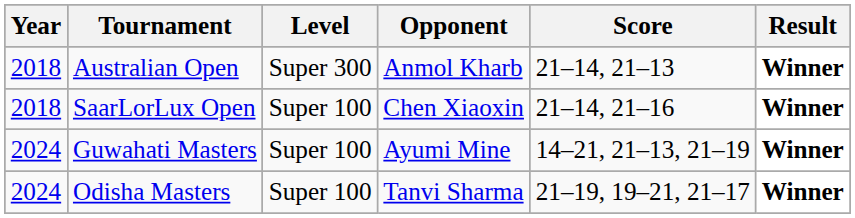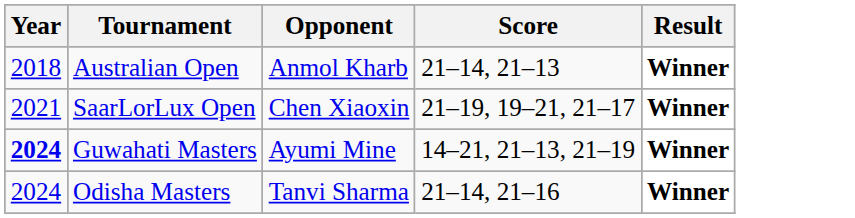- column: (320, 25)
(36, 108) 2018 -> (36, 108) 2021
(605, 108) 21–14, 21–16 -> (528, 108) 21–19, 19–21, 21–17
(36, 150) normal -> (36, 150) bold
(643, 191) 21–19, 19–21, 21–17 -> (490, 191) 21–14, 21–16
